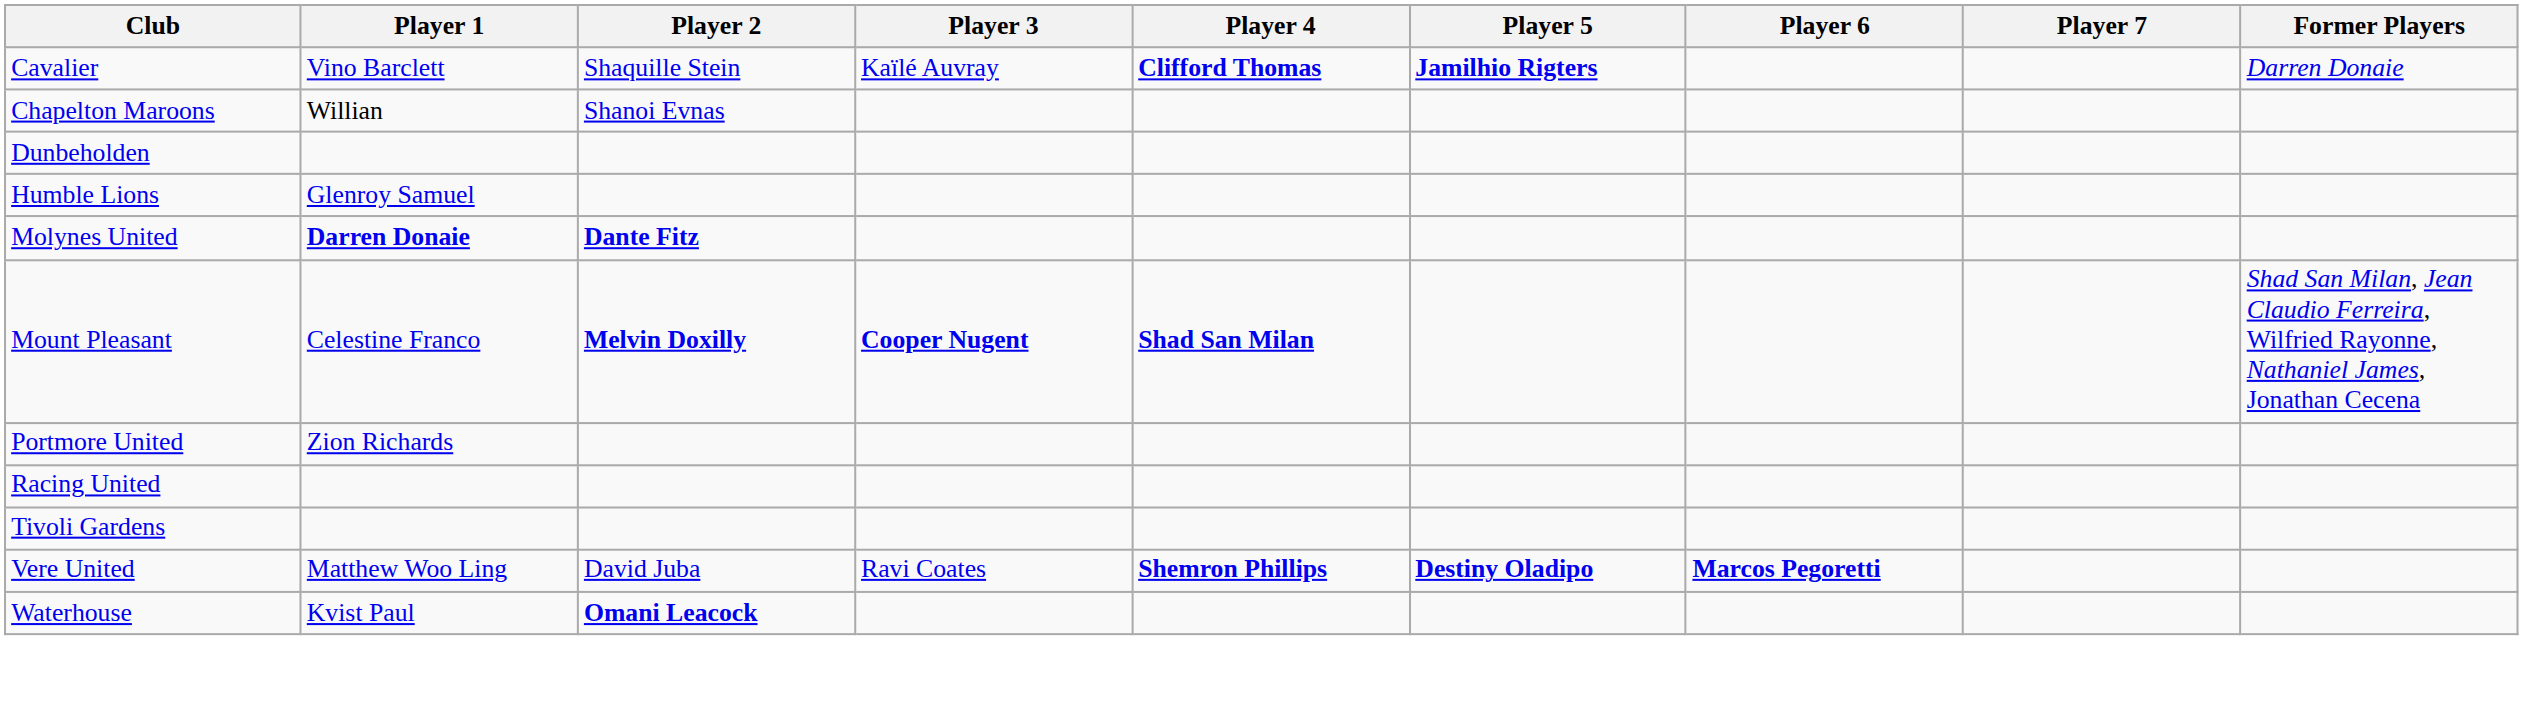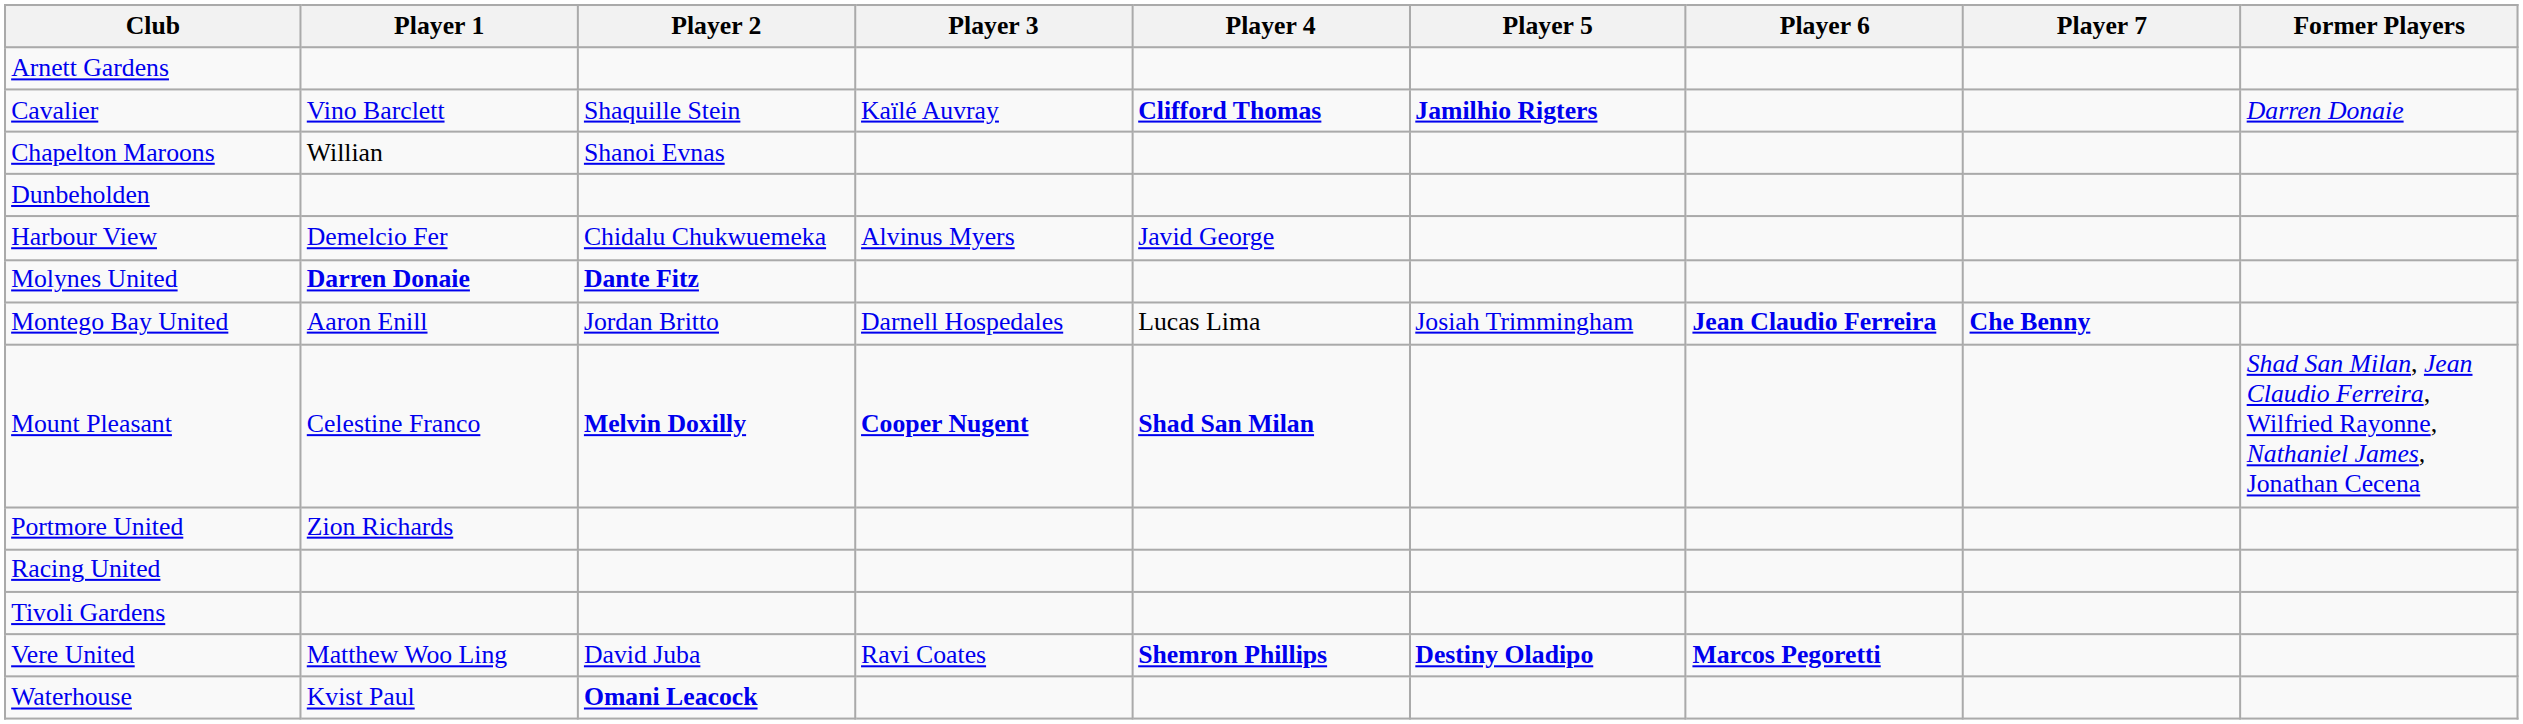+ row: (90, 67)
+ row: (84, 237)
- row: (85, 195)
+ row: (120, 322)
